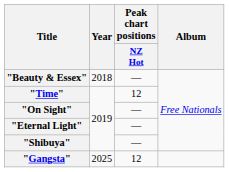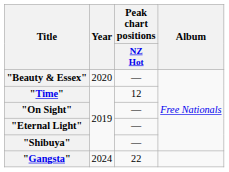(102, 77) 2018 -> (102, 77) 2020
(102, 159) 2025 -> (102, 159) 2024
(136, 159) 12 -> (136, 159) 22
